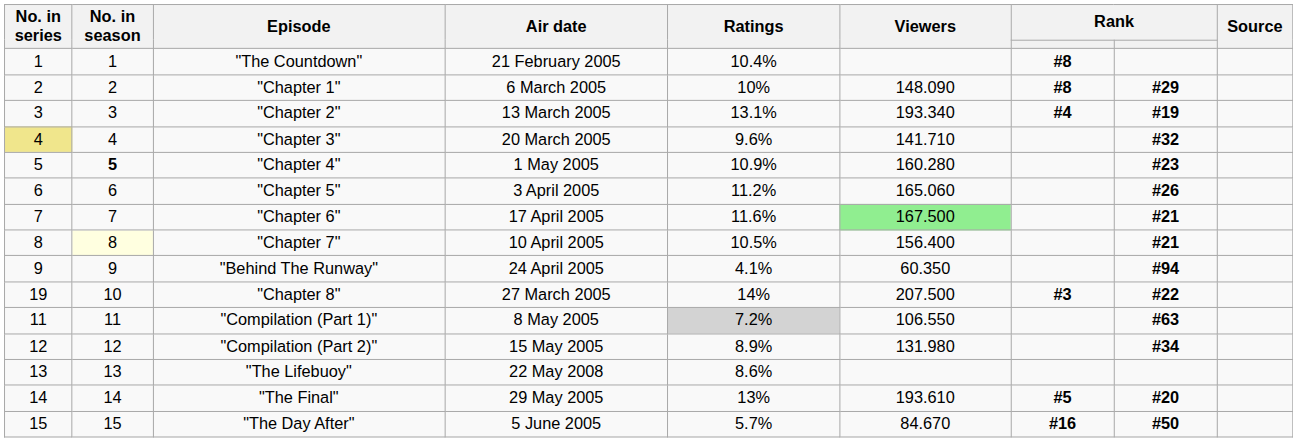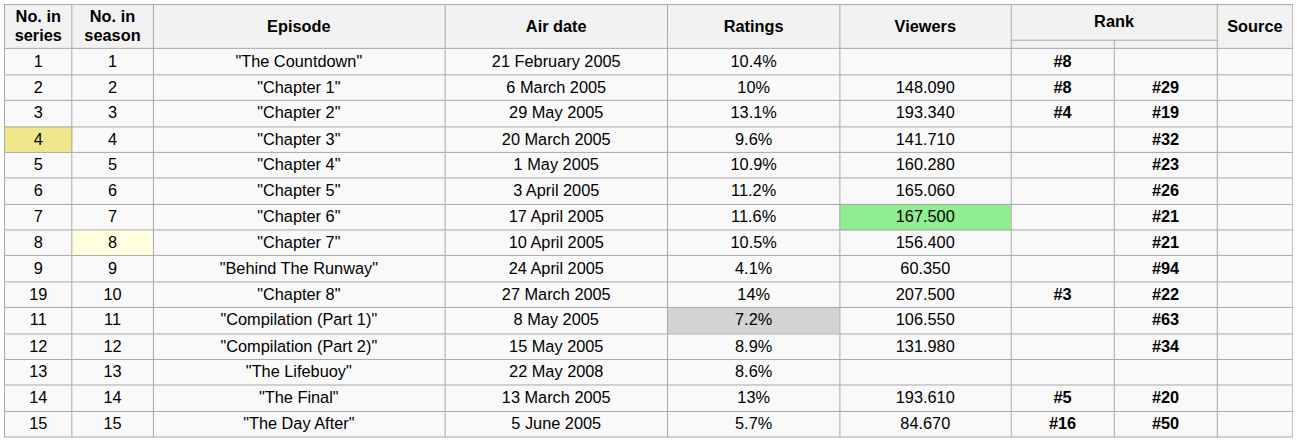(556, 113) 13 March 2005 -> (556, 113) 29 May 2005
(112, 165) bold -> (112, 165) normal
(556, 398) 29 May 2005 -> (556, 398) 13 March 2005
